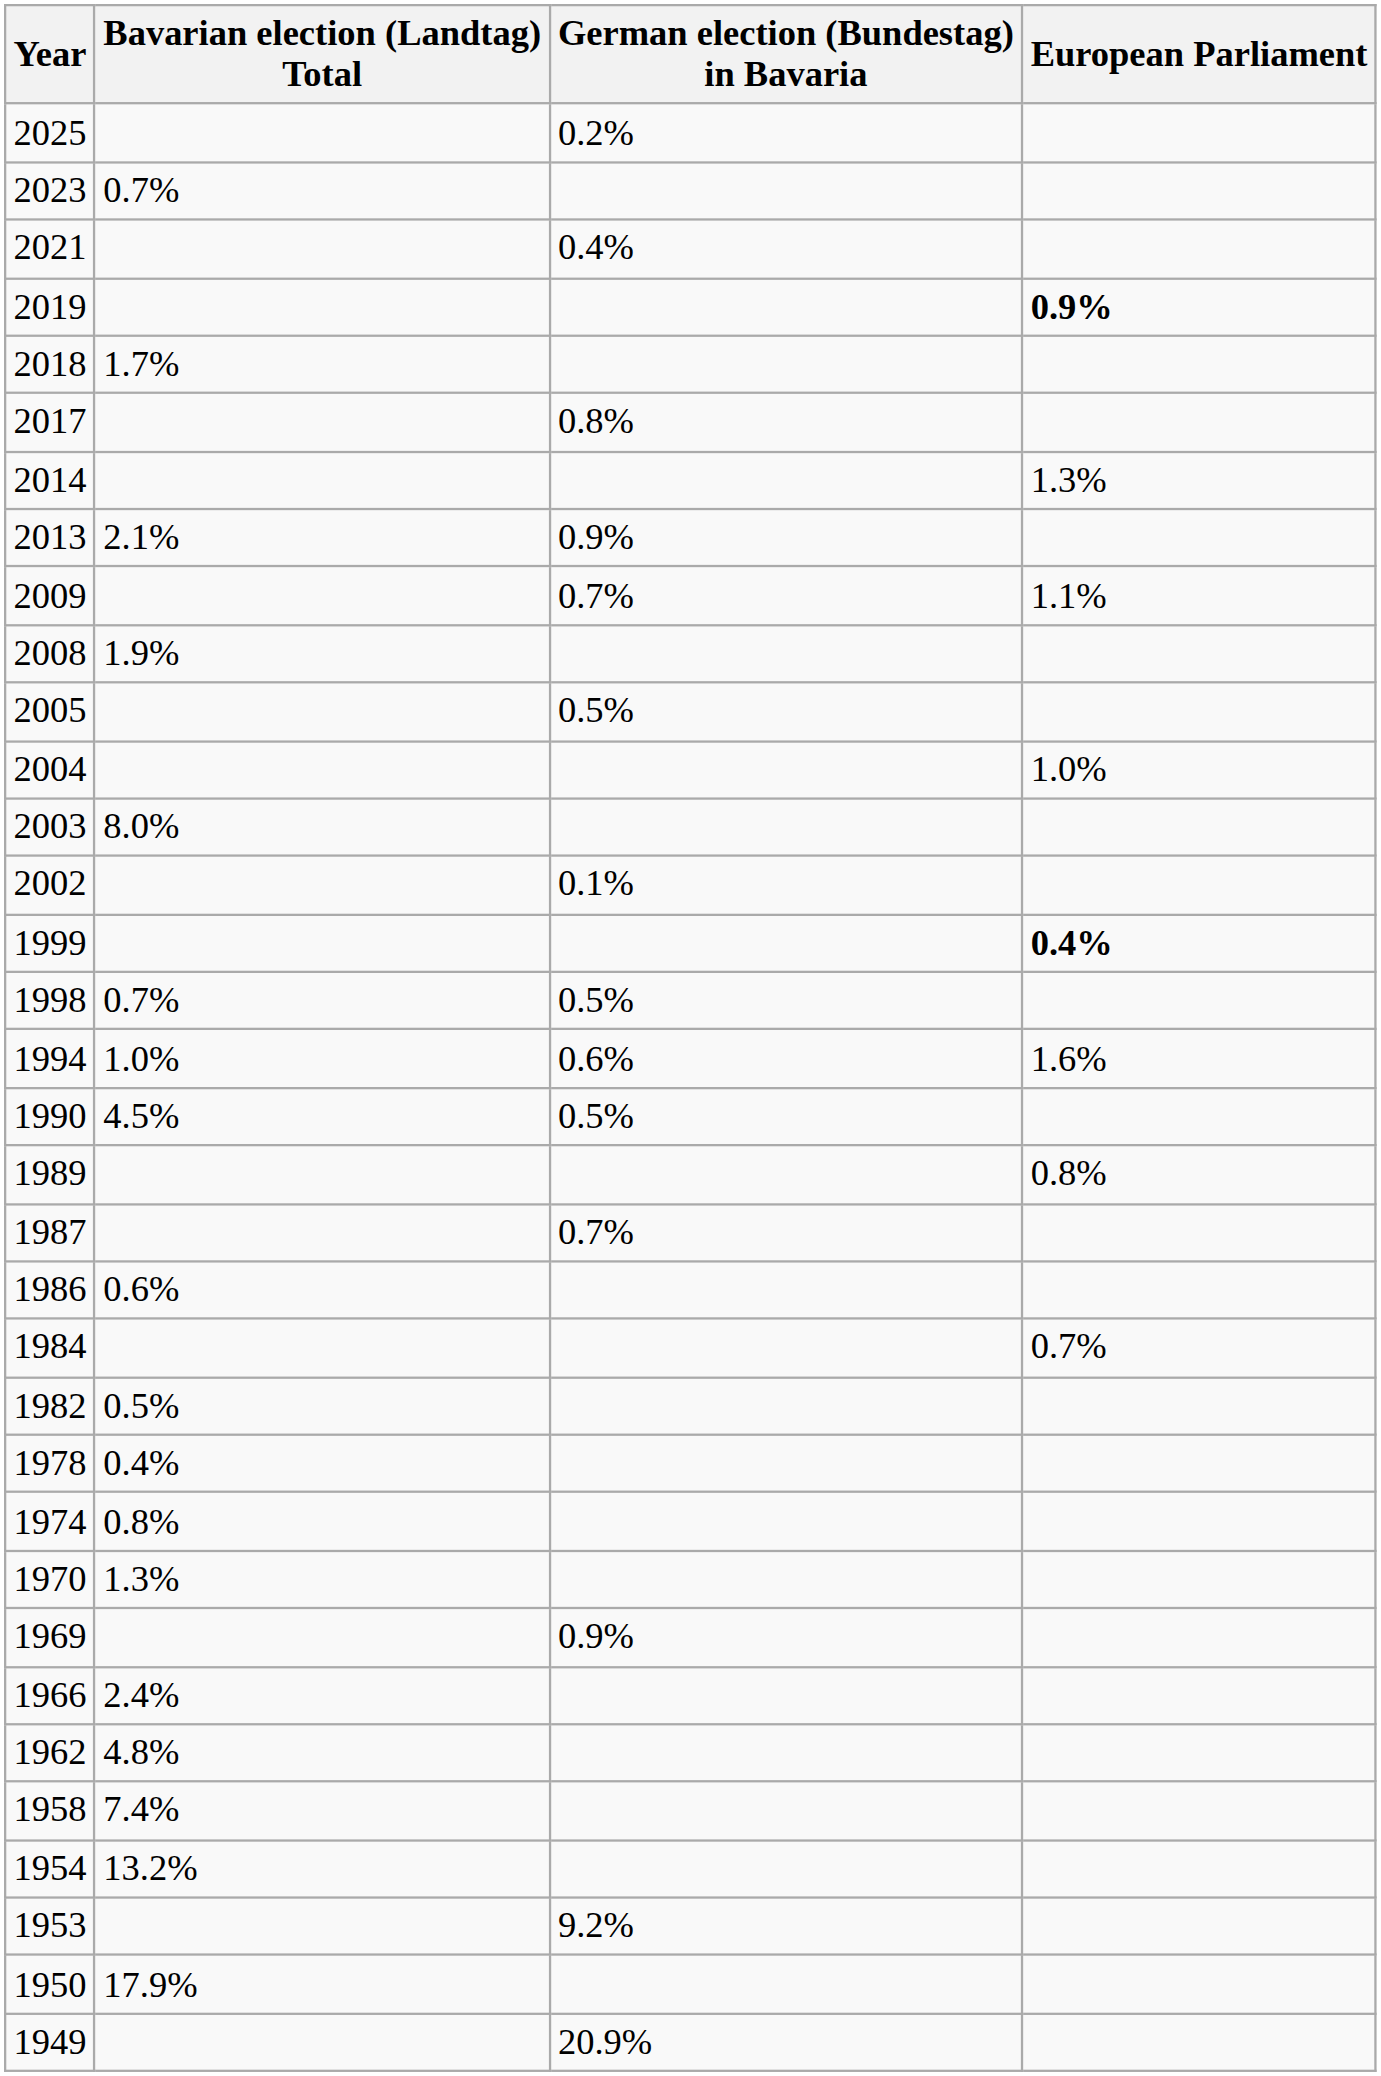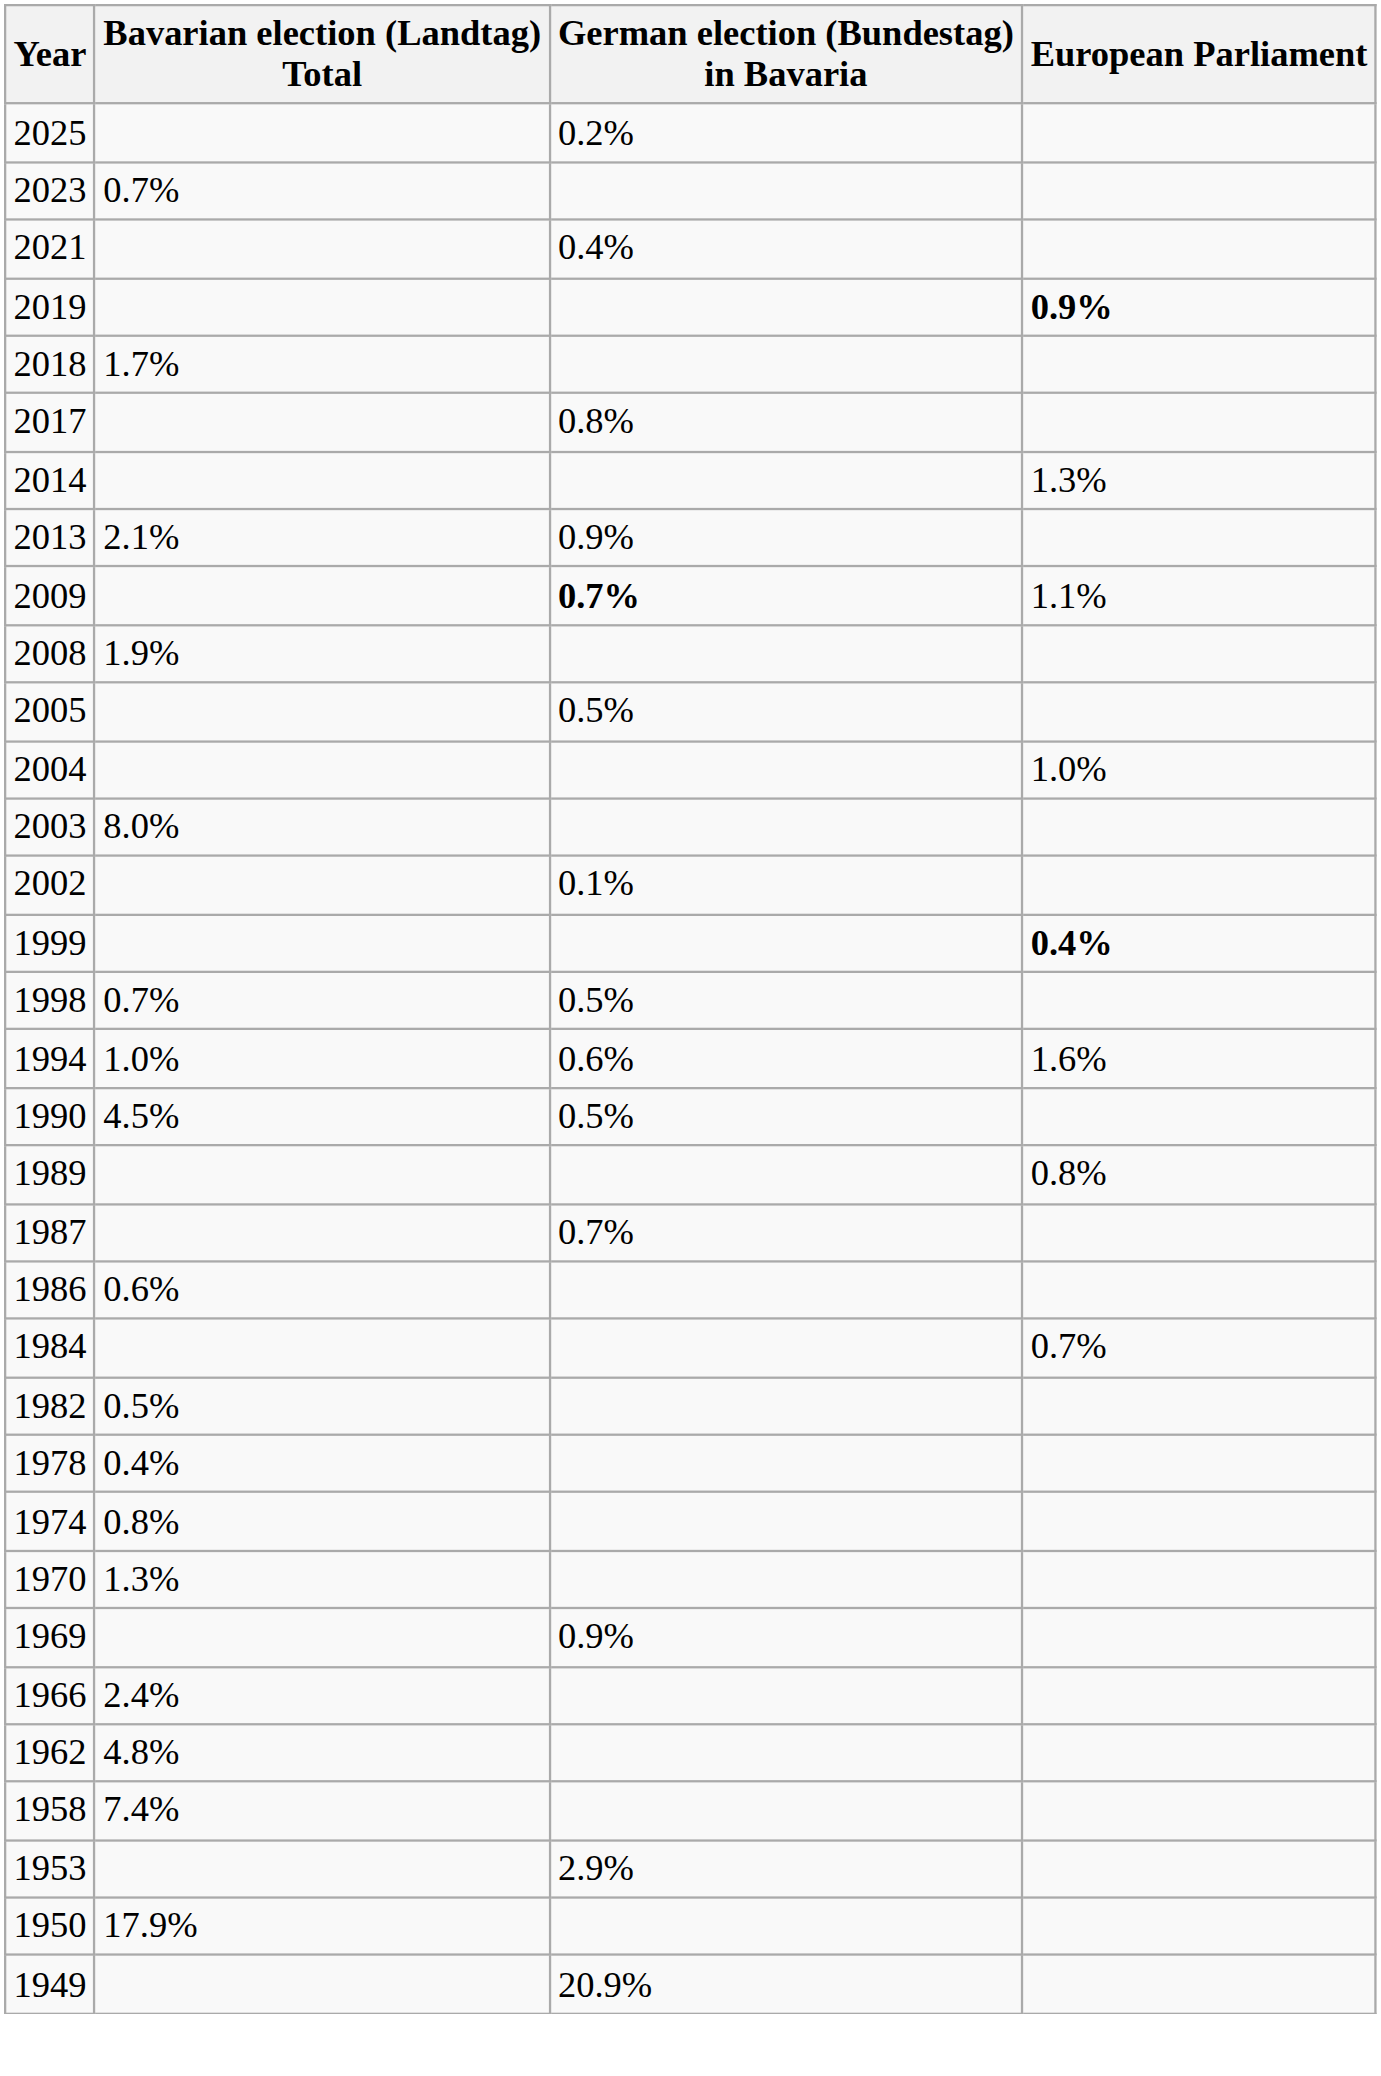(596, 595) normal -> (599, 595) bold
- row: (50, 1867)
(596, 1925) 9.2% -> (596, 1867) 2.9%
